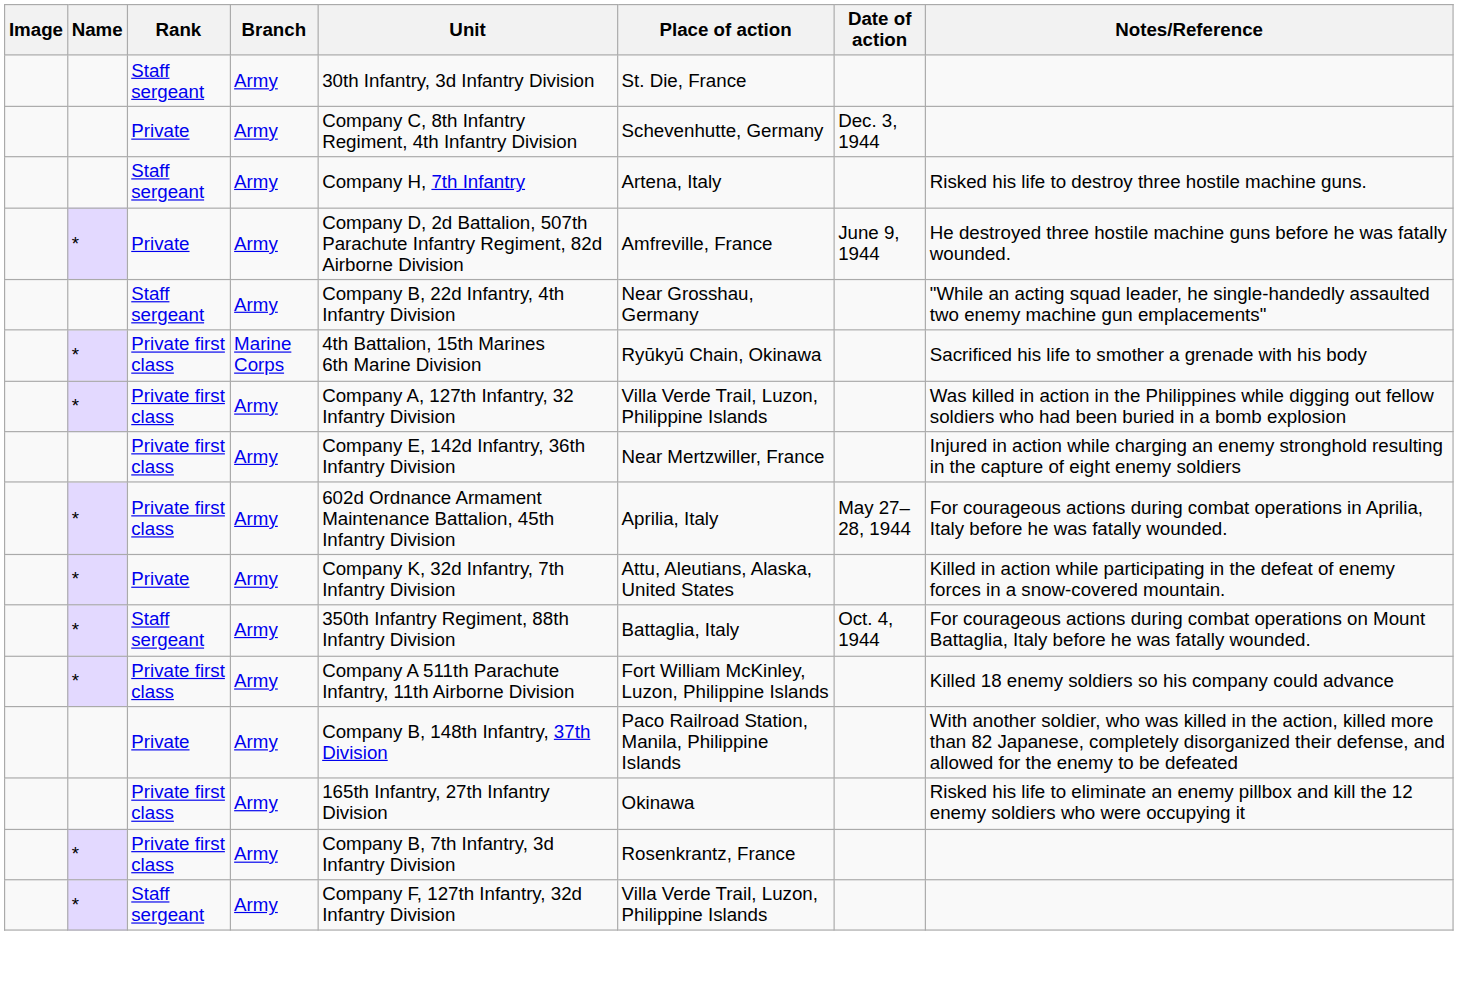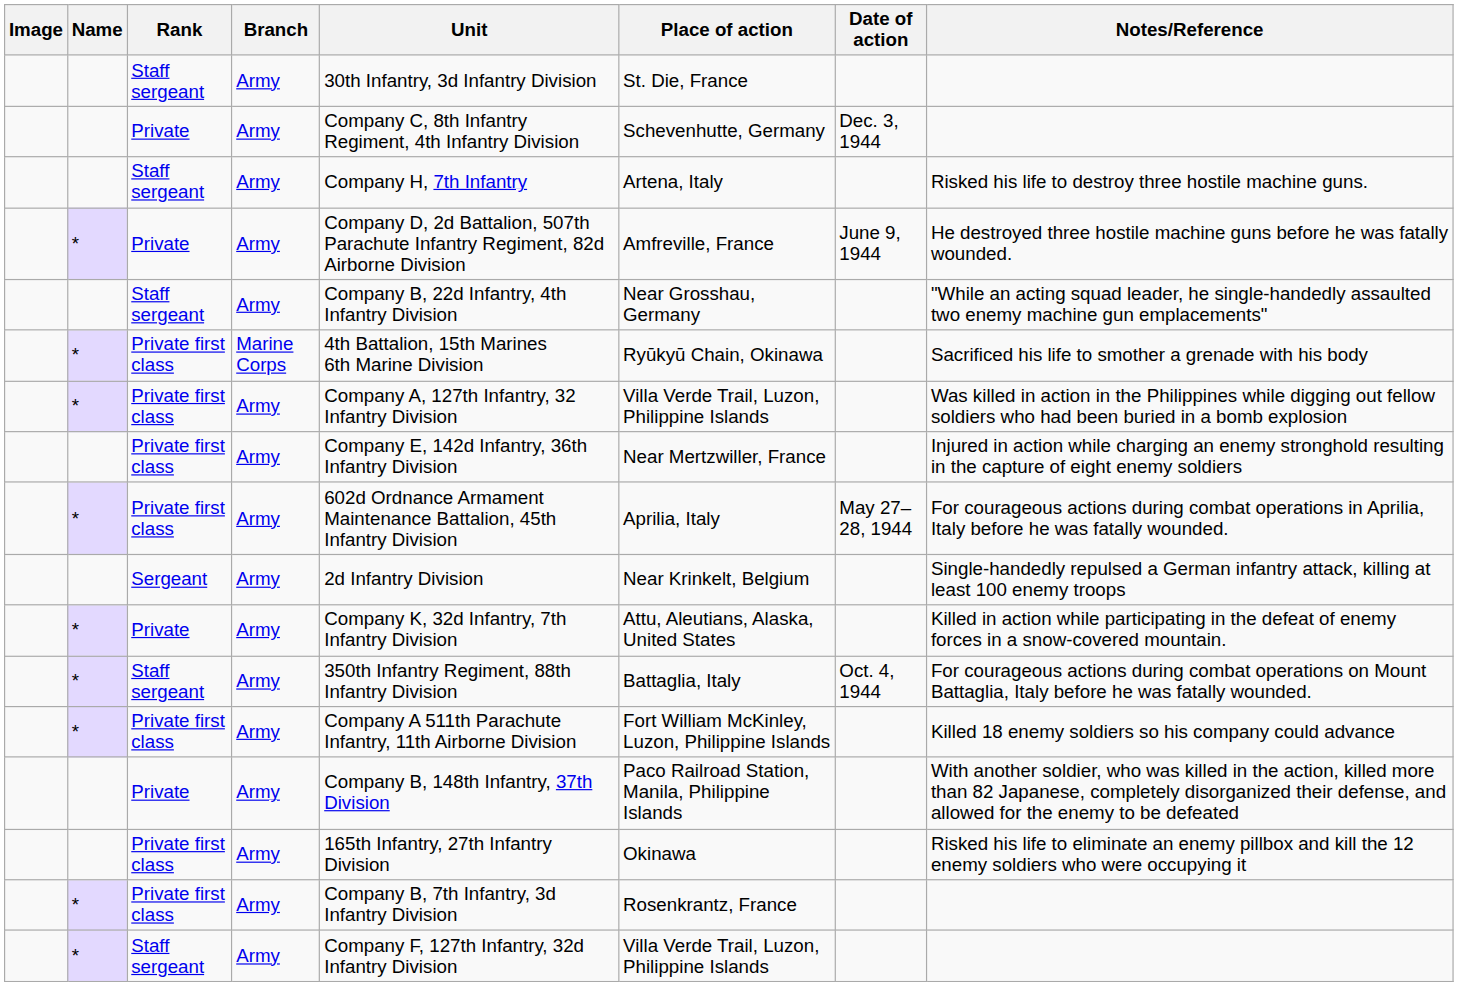+ row: (97, 580)
